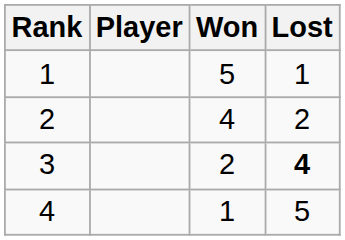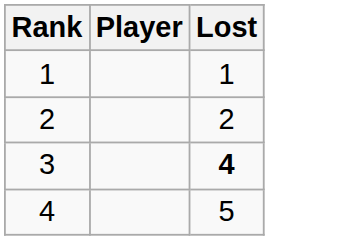- column: (227, 27)
